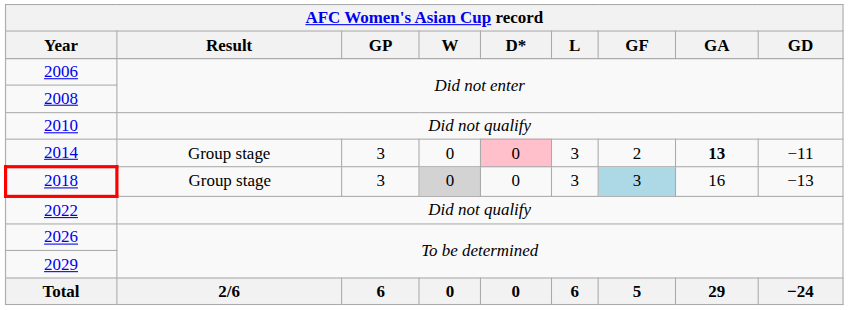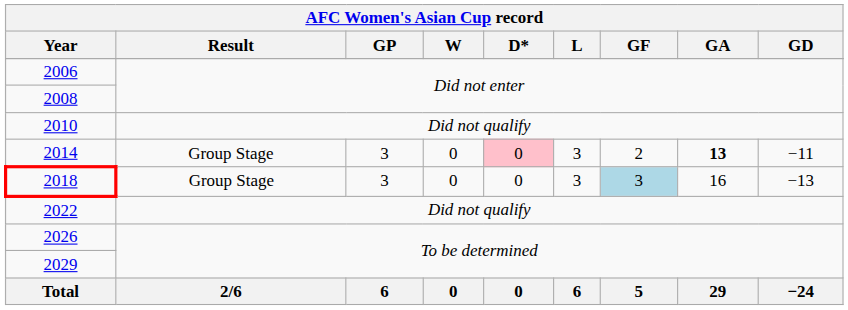(229, 152) Group stage -> (231, 152) Group Stage
(230, 181) Group stage -> (231, 181) Group Stage
(450, 181) lightgrey background -> (453, 181) no background
